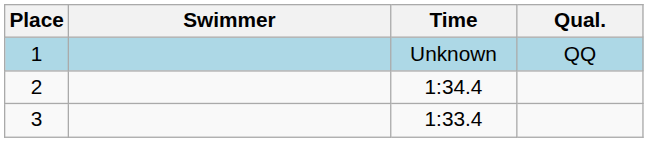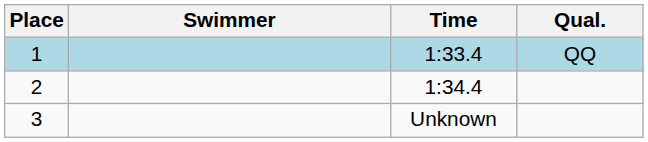(453, 53) Unknown -> (453, 53) 1:33.4
(453, 119) 1:33.4 -> (453, 119) Unknown
